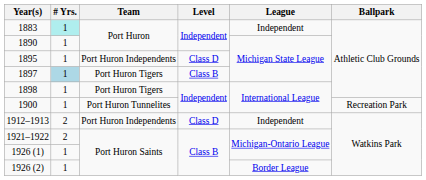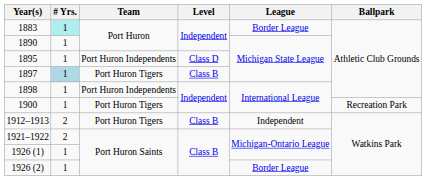(280, 27) Independent -> (280, 27) Border League
(129, 90) Port Huron Tigers -> (129, 90) Port Huron Independents
(129, 105) Port Huron Tunnelites -> (129, 105) Port Huron Tigers
(129, 121) Port Huron Independents -> (129, 121) Port Huron Tigers
(204, 121) Class D -> (204, 121) Class B
